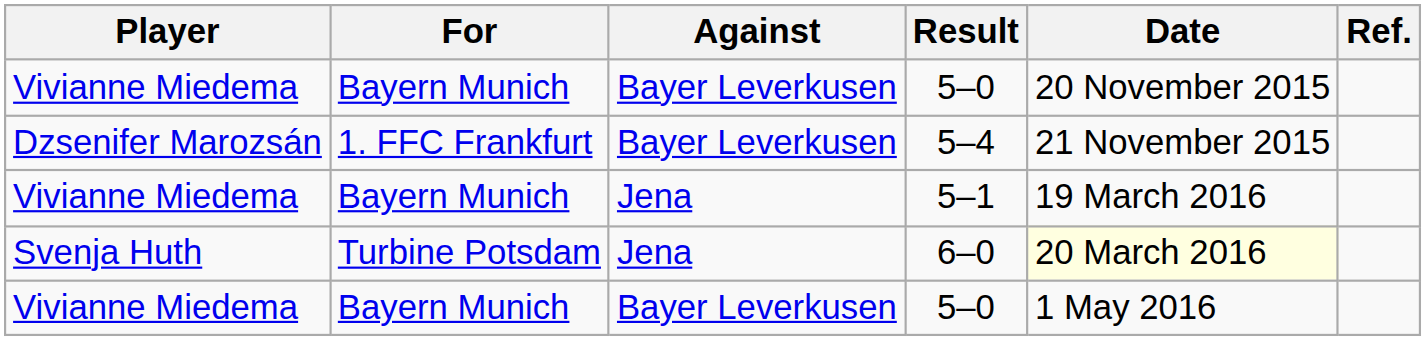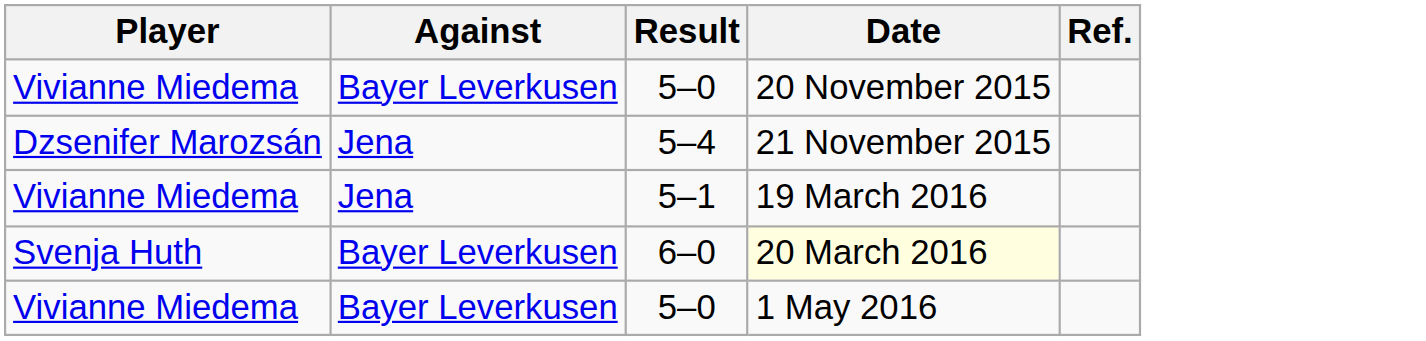- column: (469, 32)
(757, 142) Bayer Leverkusen -> (375, 142) Jena
(655, 252) Jena -> (478, 252) Bayer Leverkusen
